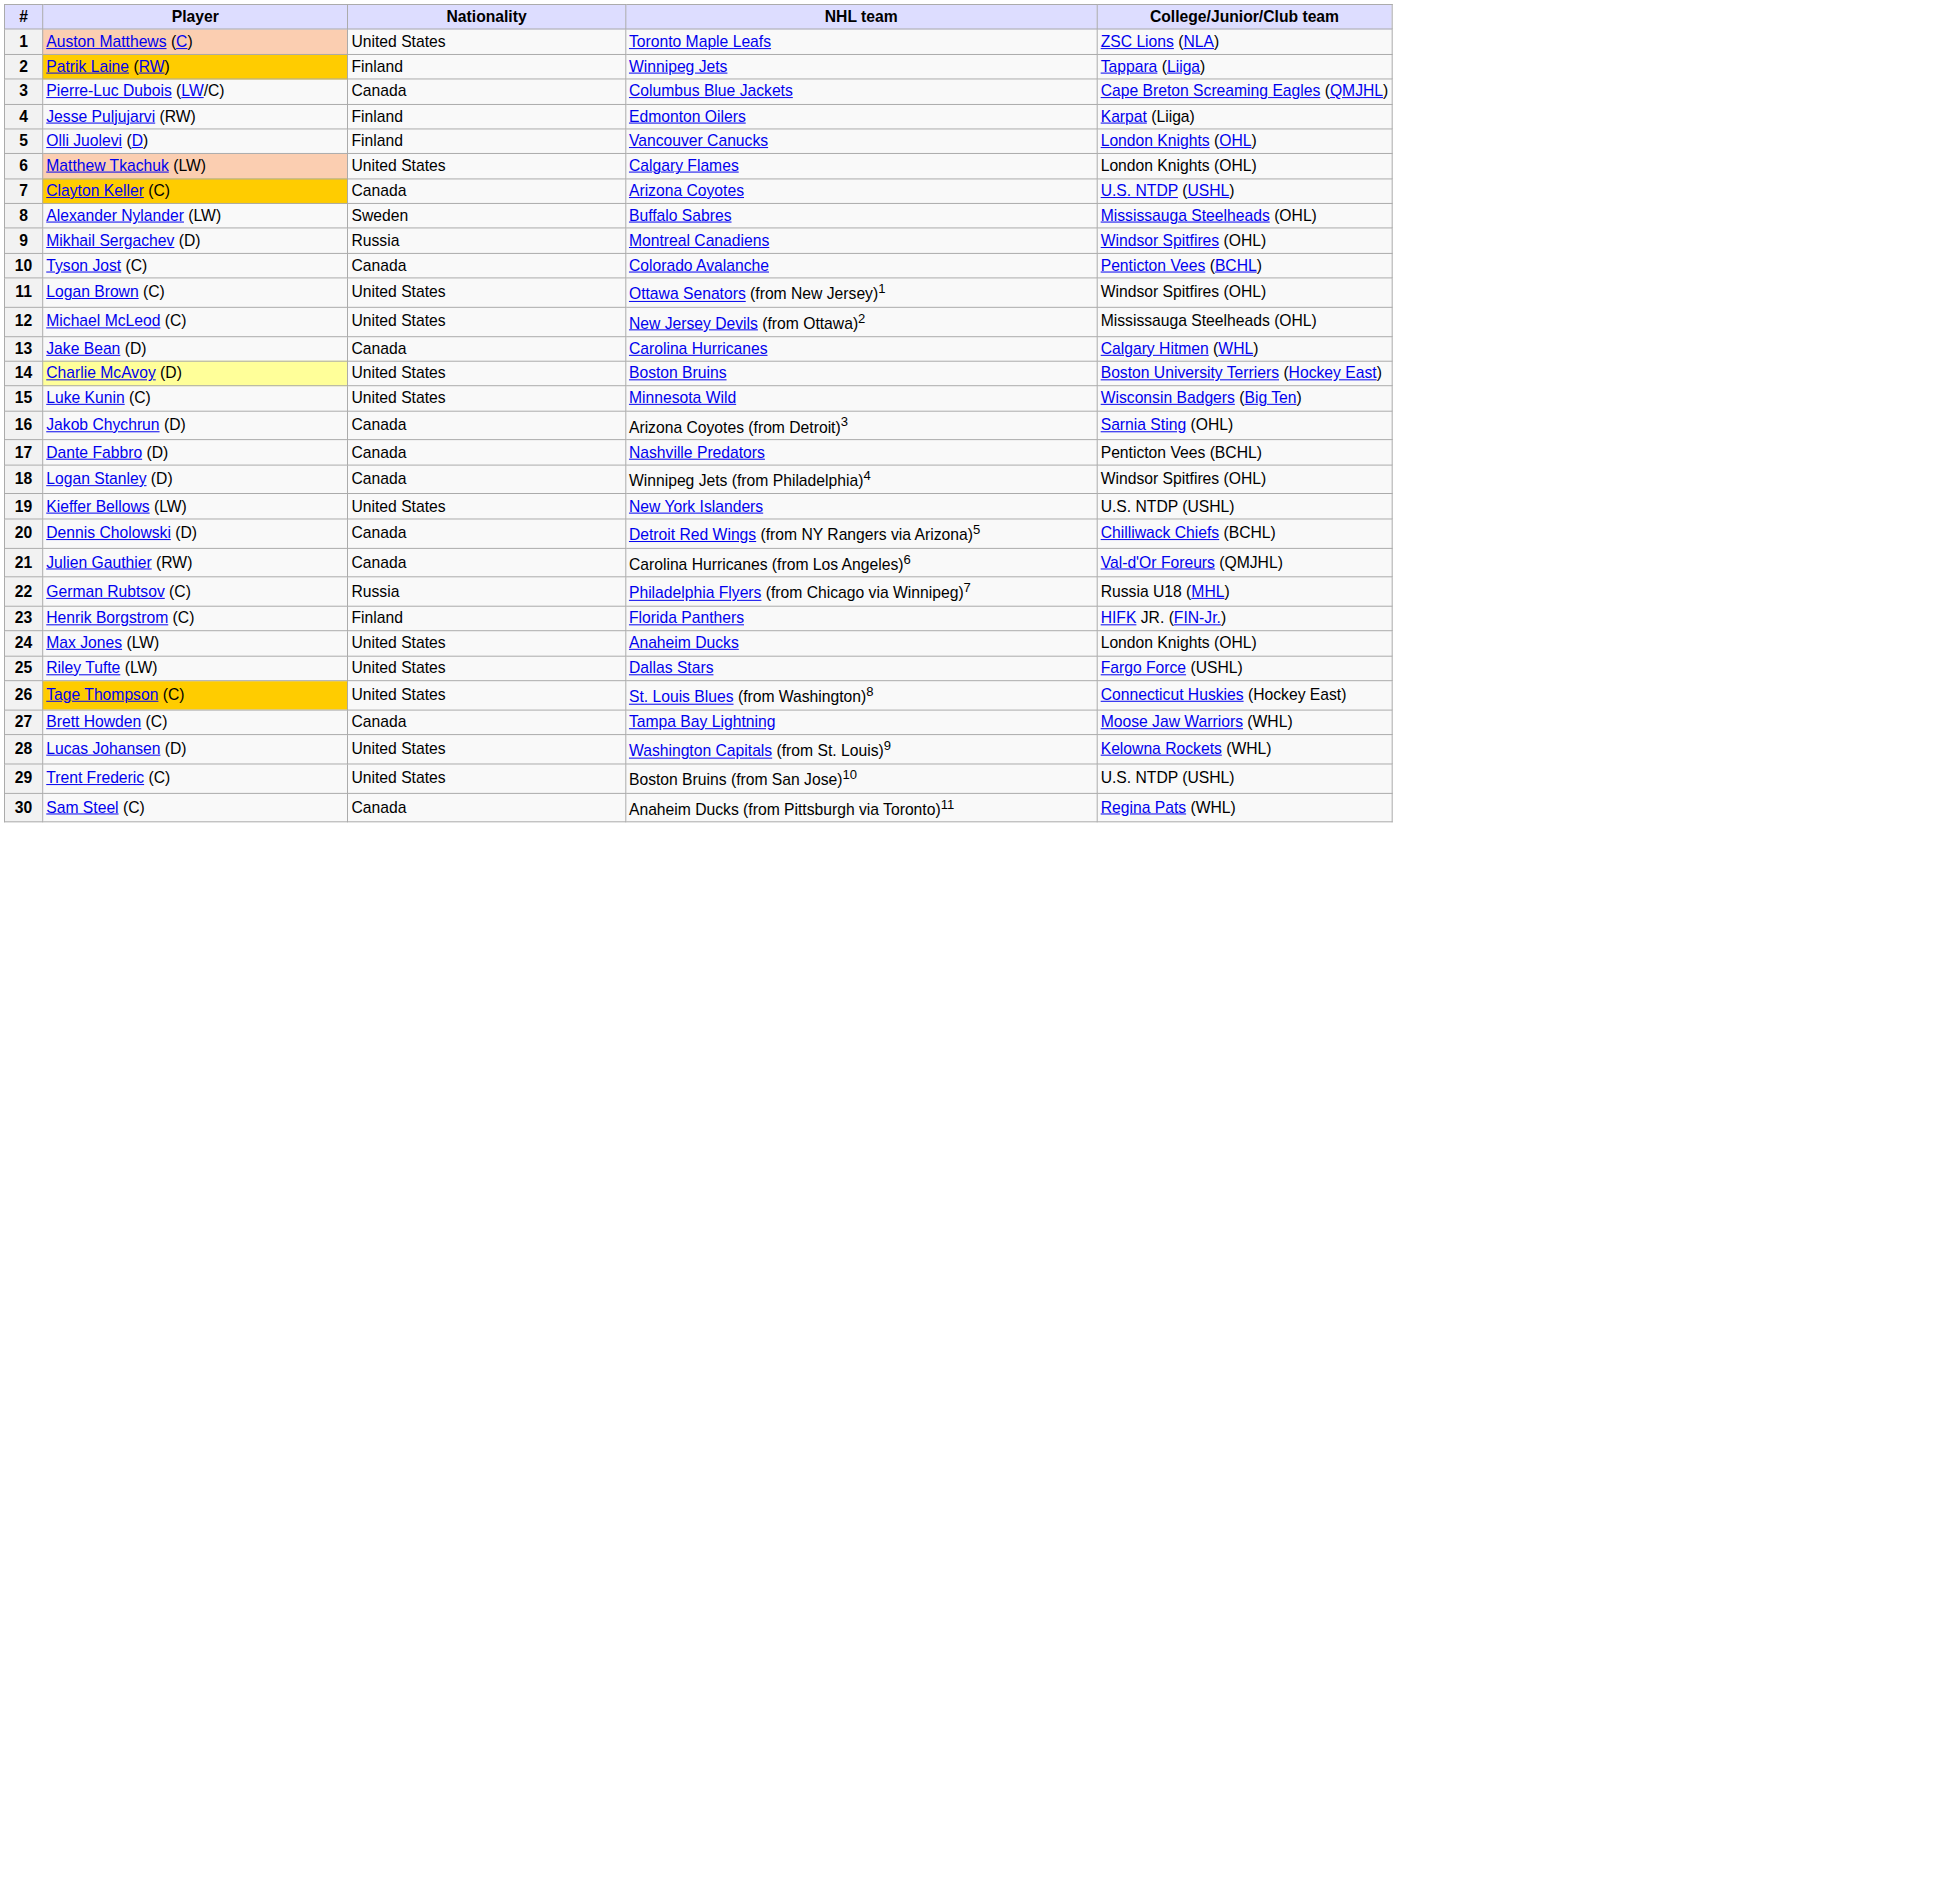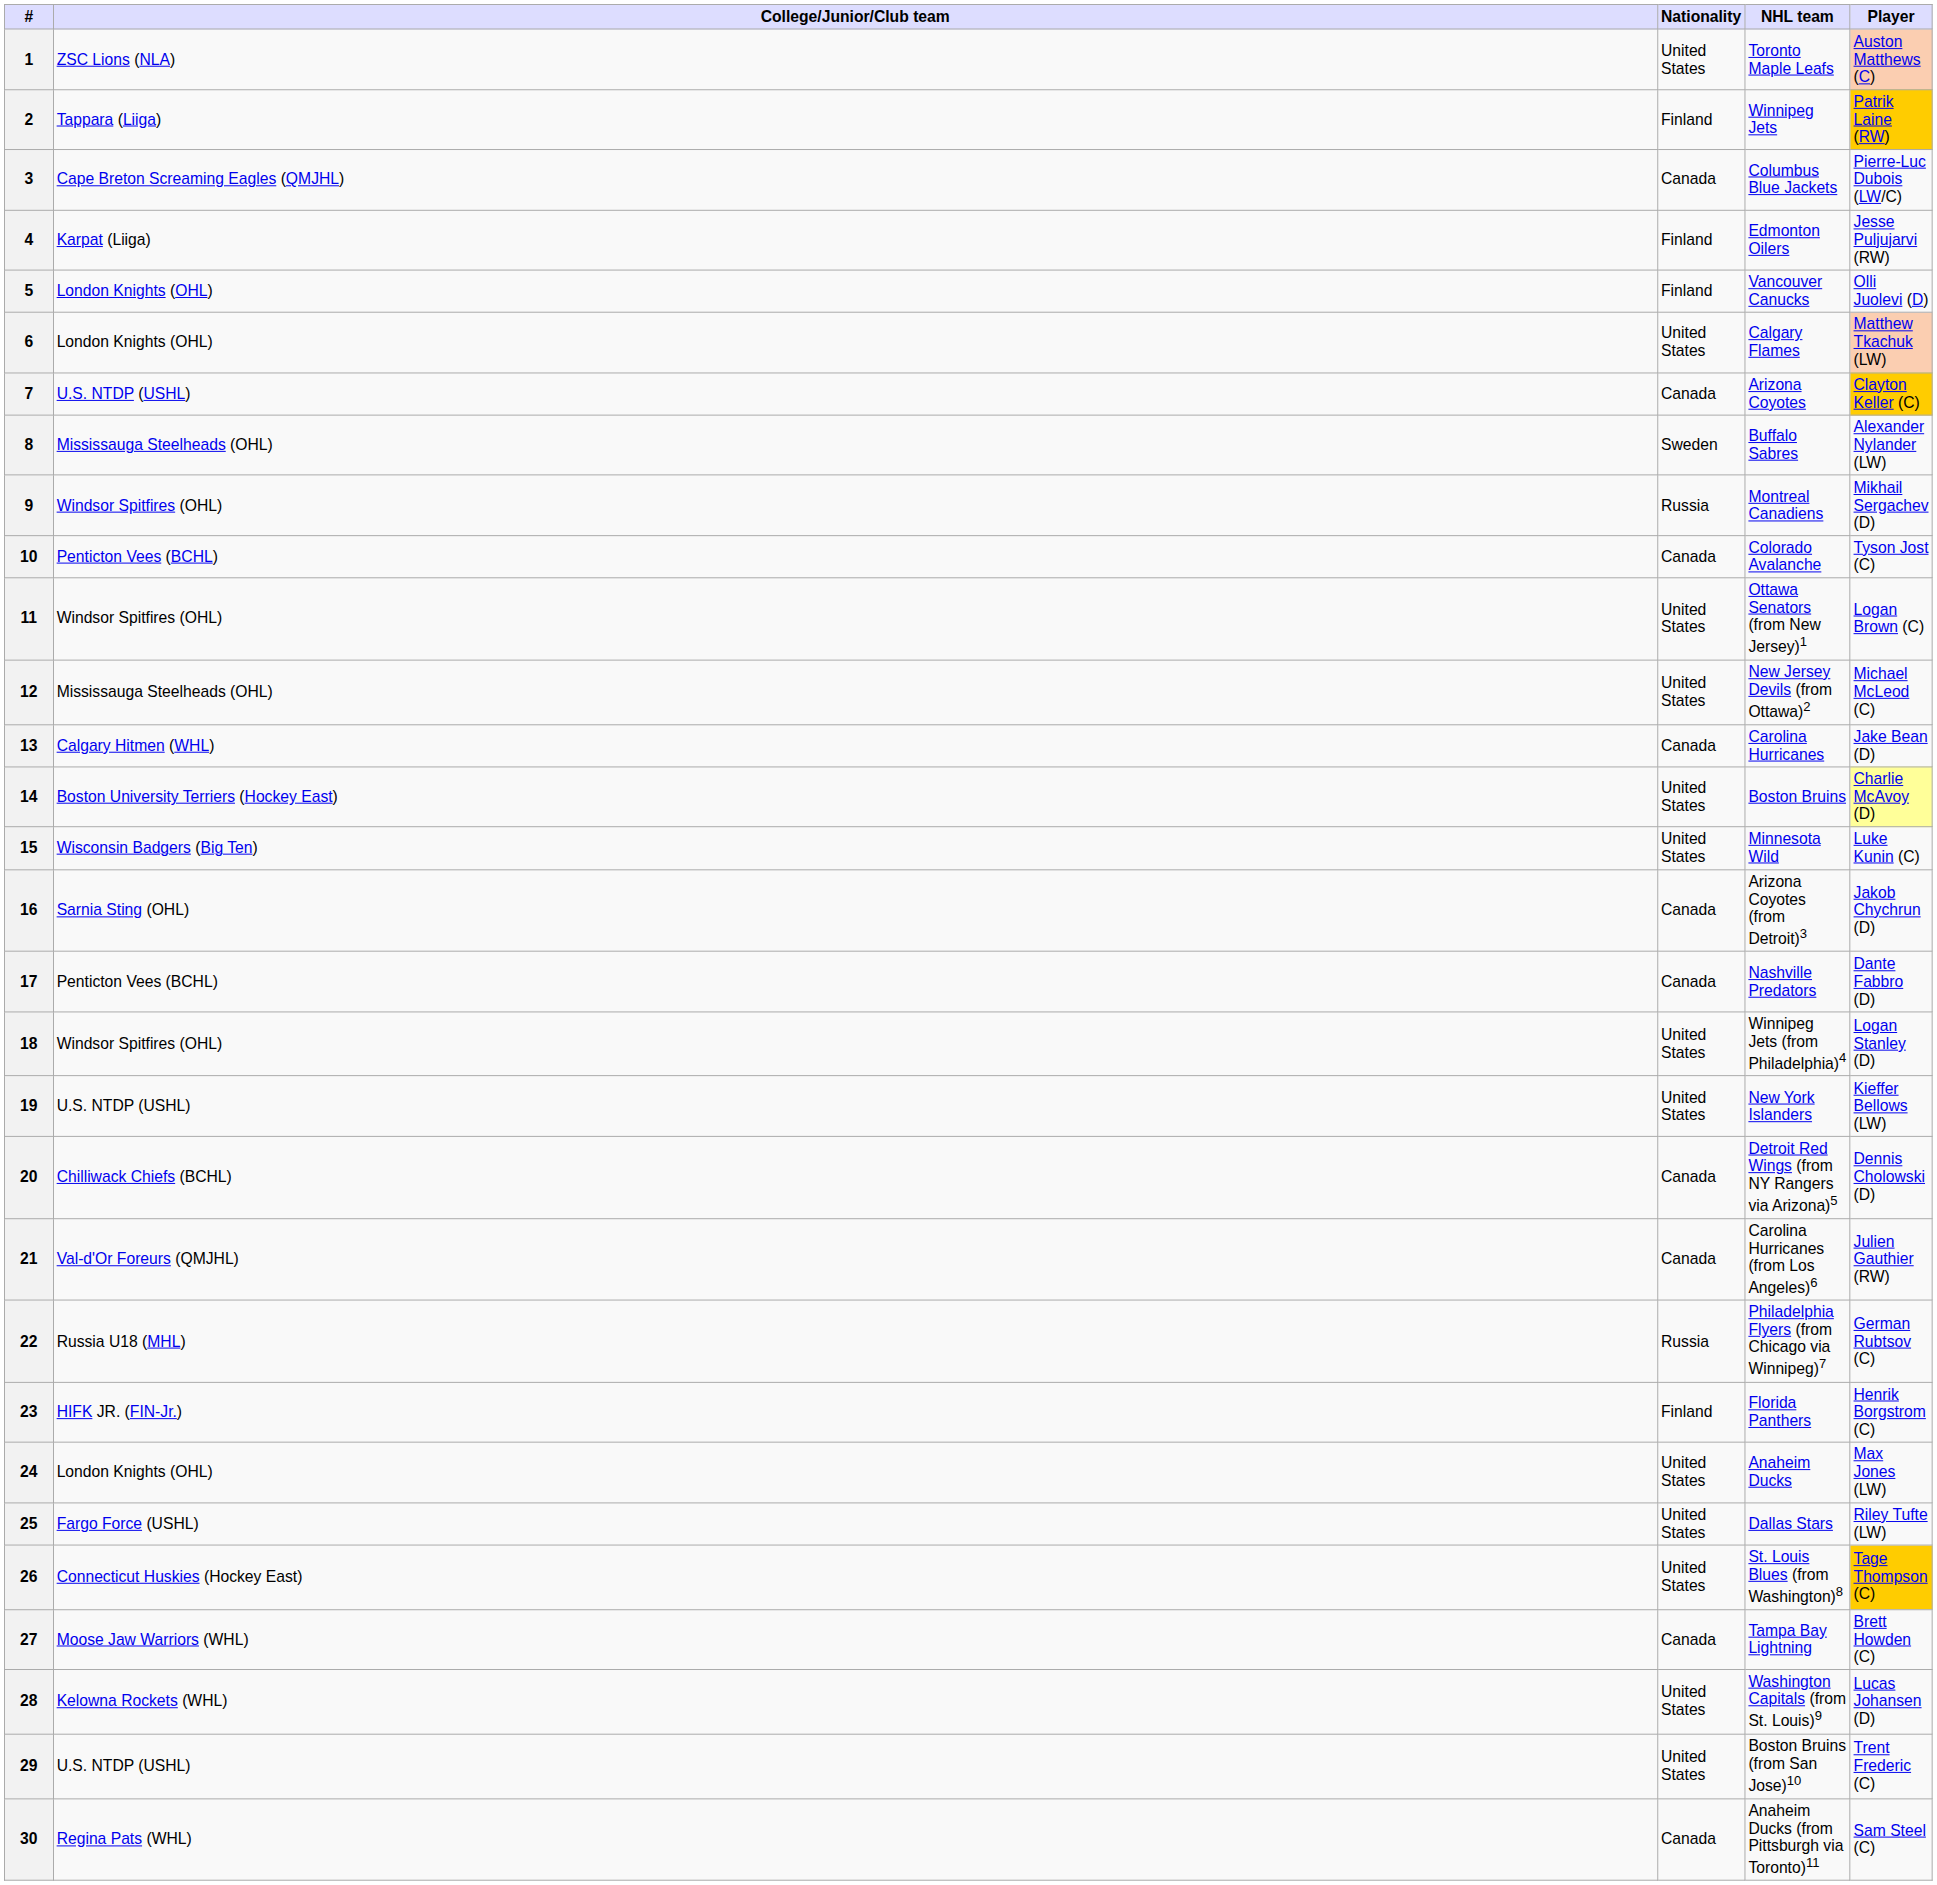columns swapped: (195, 16) <-> (1244, 16)
(379, 479) Canada -> (1684, 1043) United States
